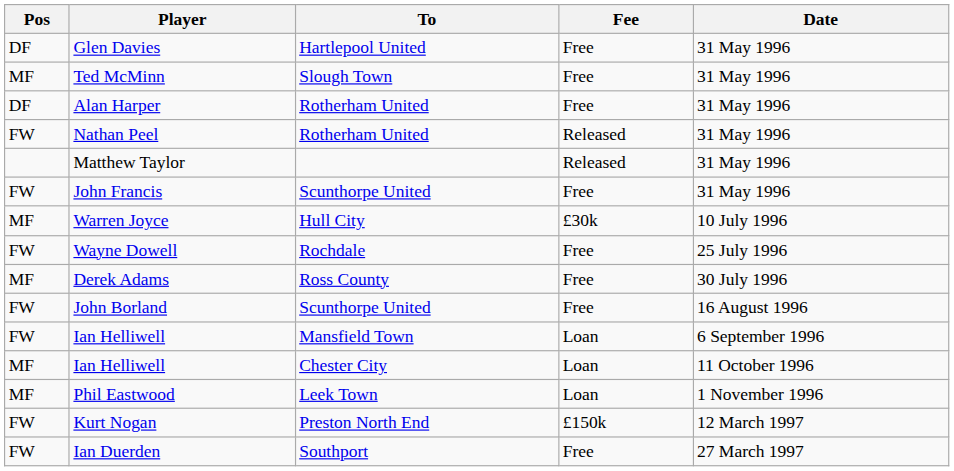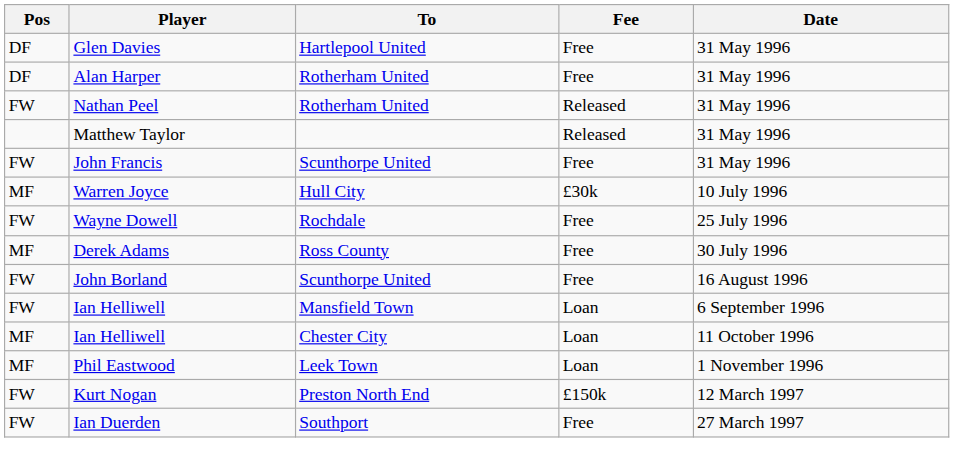- row: (119, 76)
